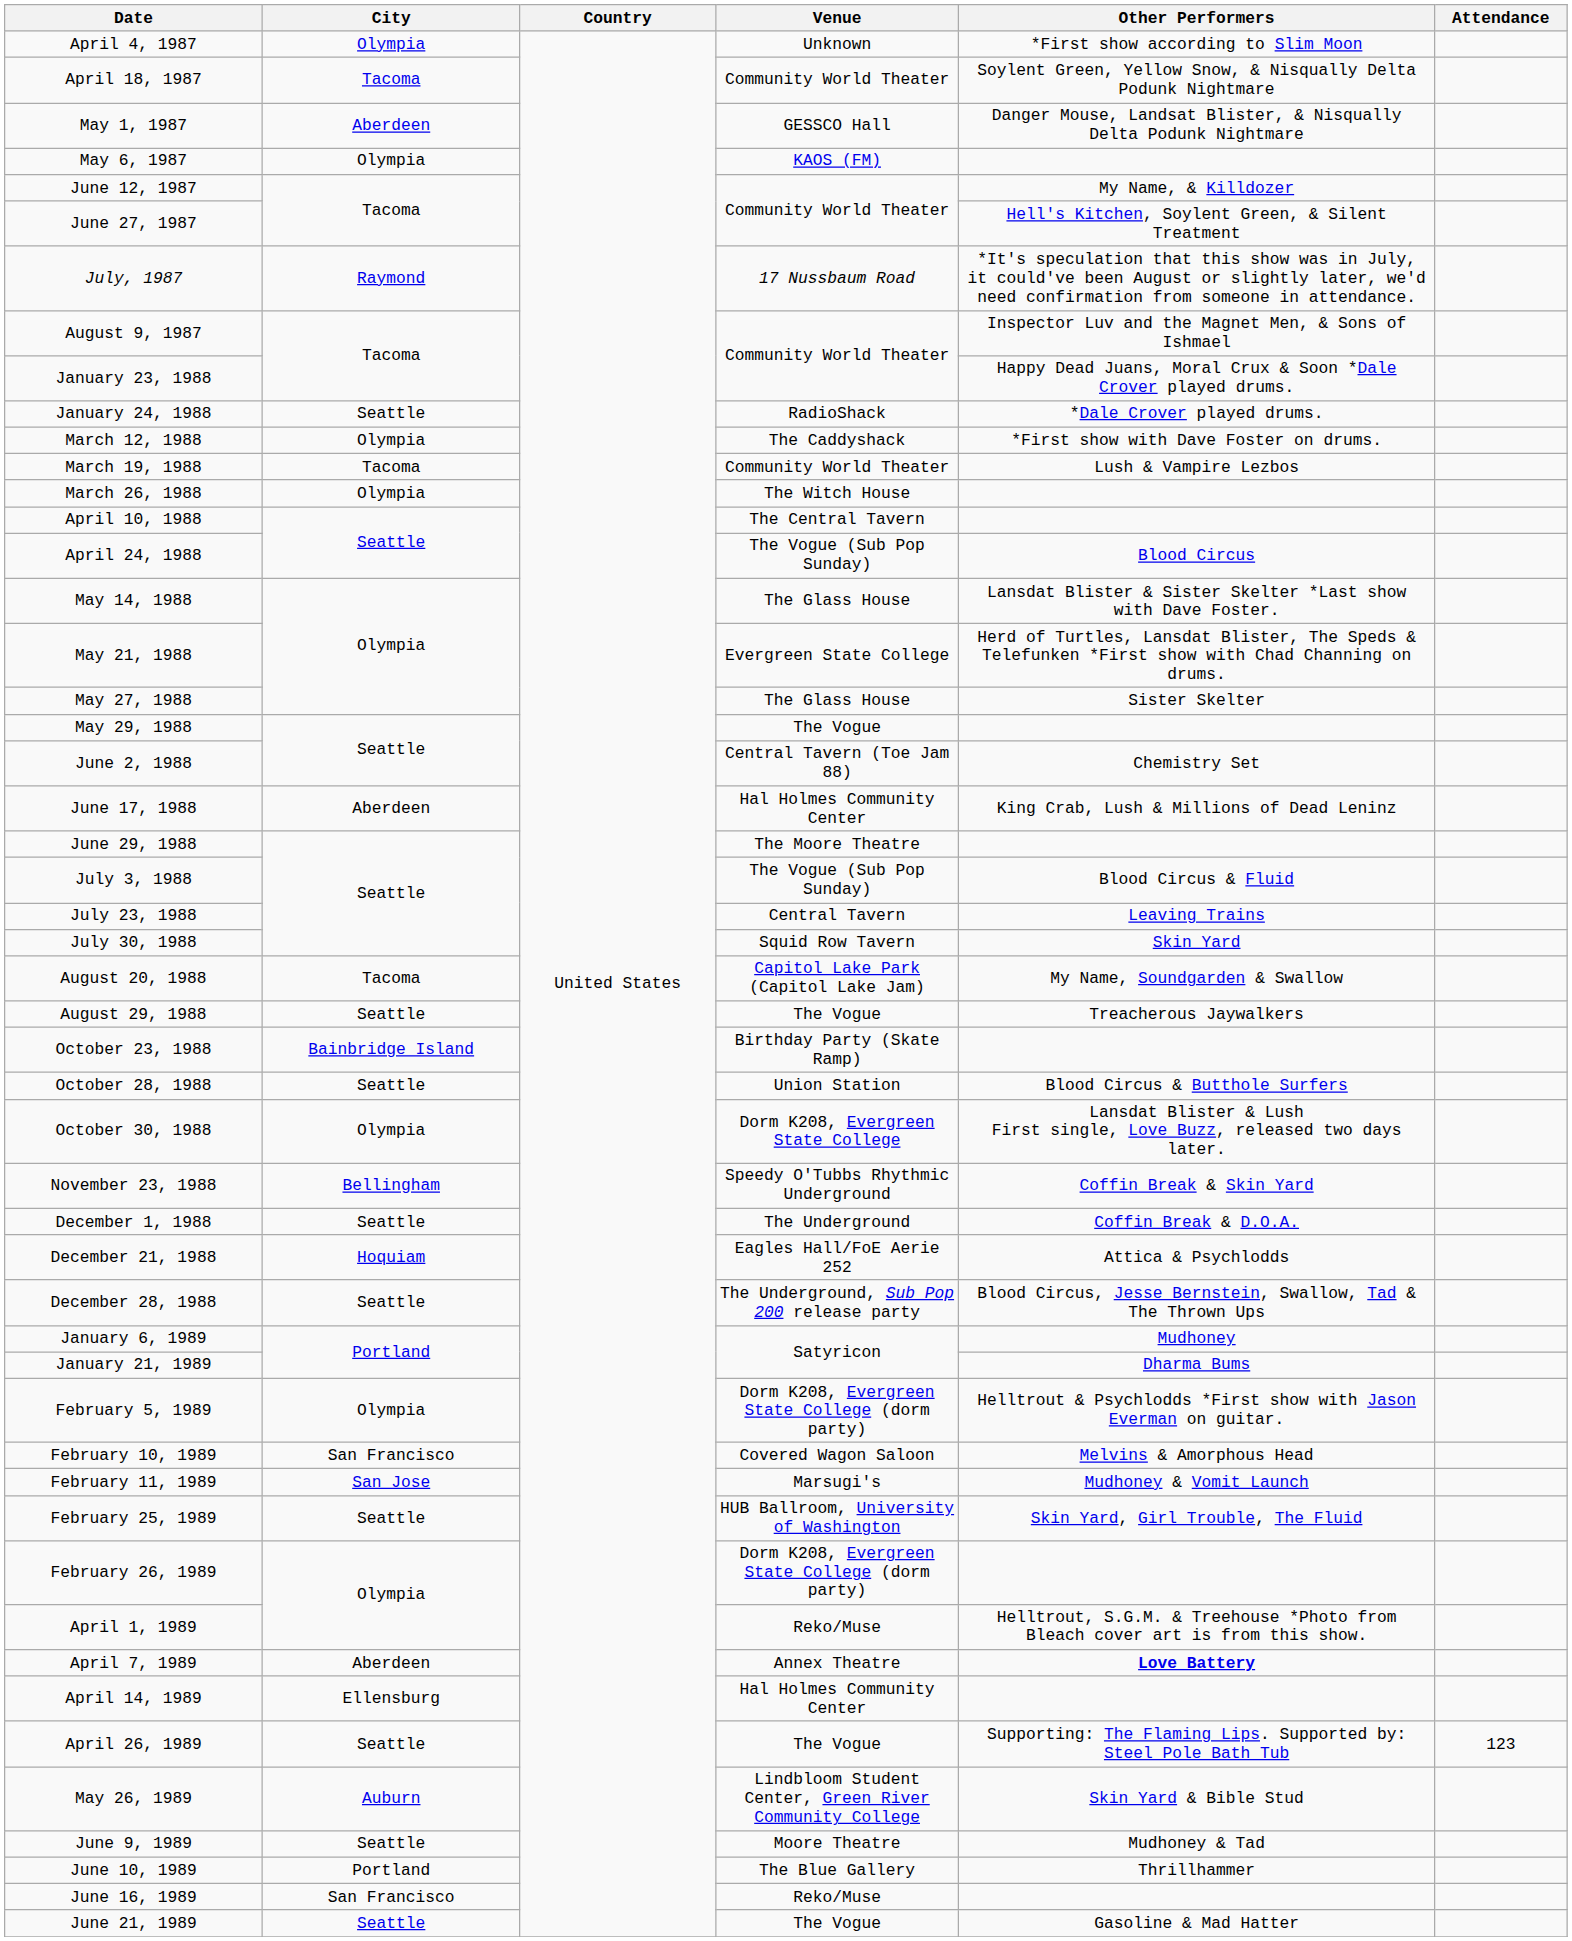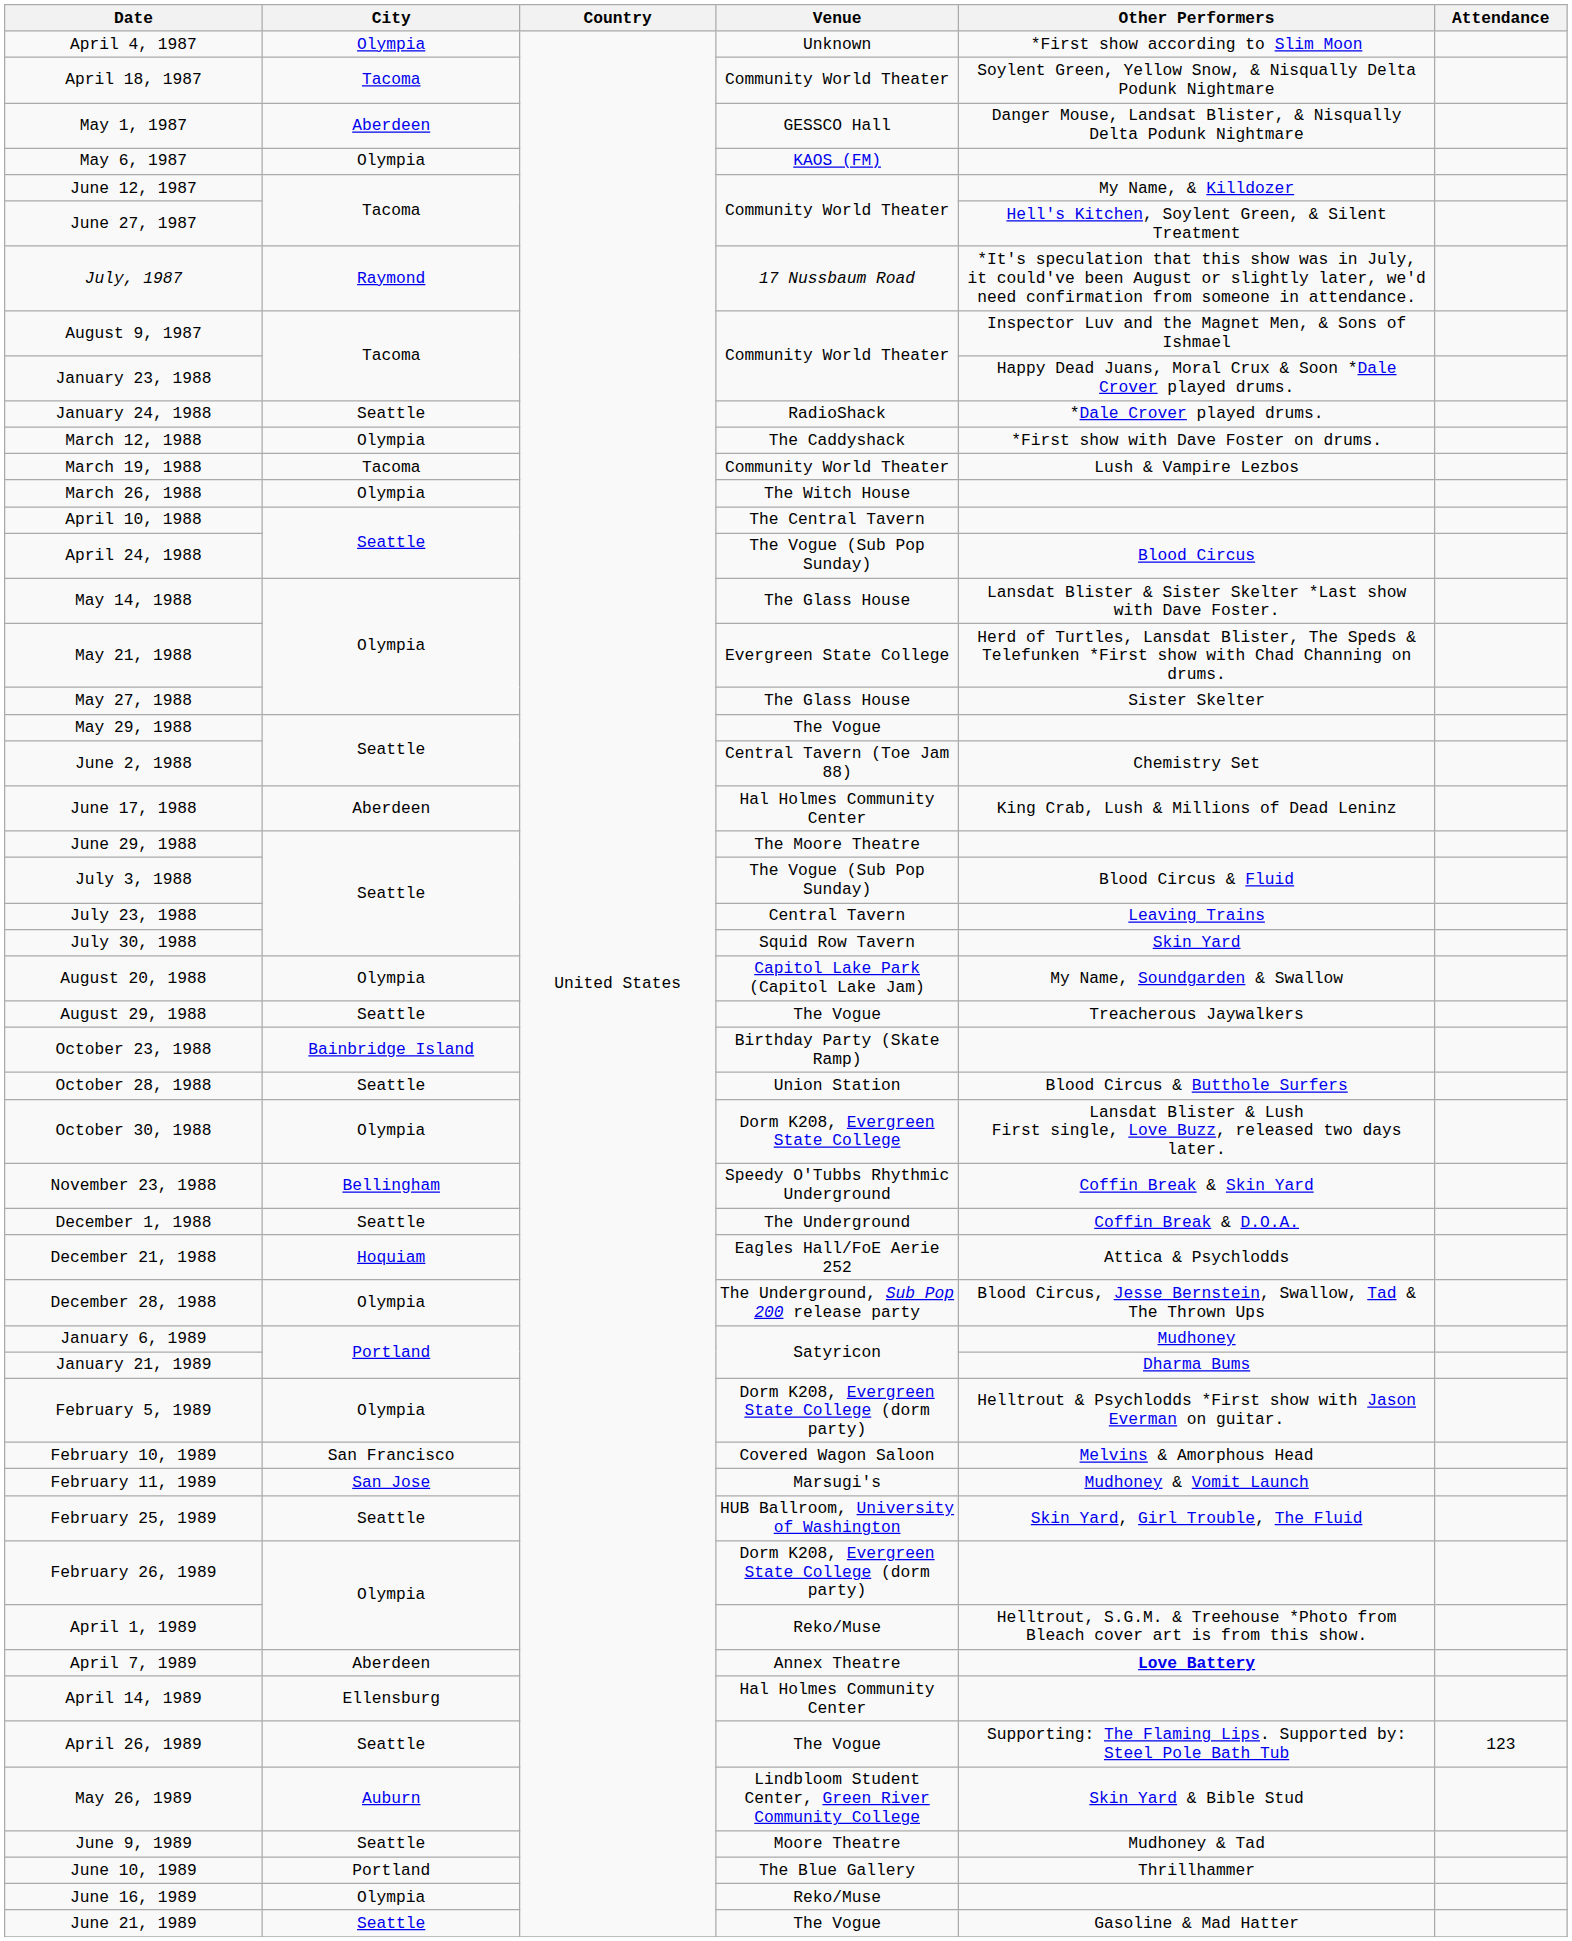(391, 978) Tacoma -> (391, 978) Olympia
(391, 1303) Seattle -> (391, 1303) Olympia
(391, 1897) San Francisco -> (391, 1897) Olympia
